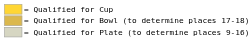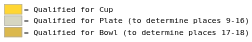rows swapped: (137, 32) <-> (137, 21)
